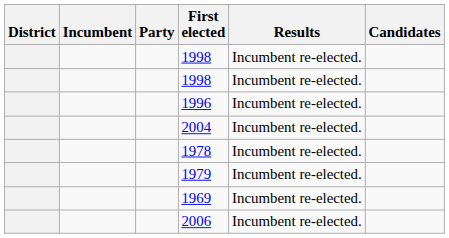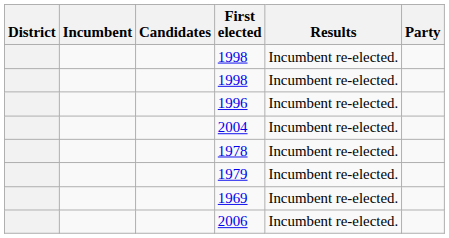columns swapped: (157, 33) <-> (405, 33)
